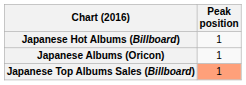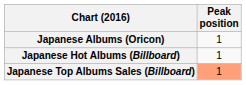rows swapped: (101, 55) <-> (101, 39)
